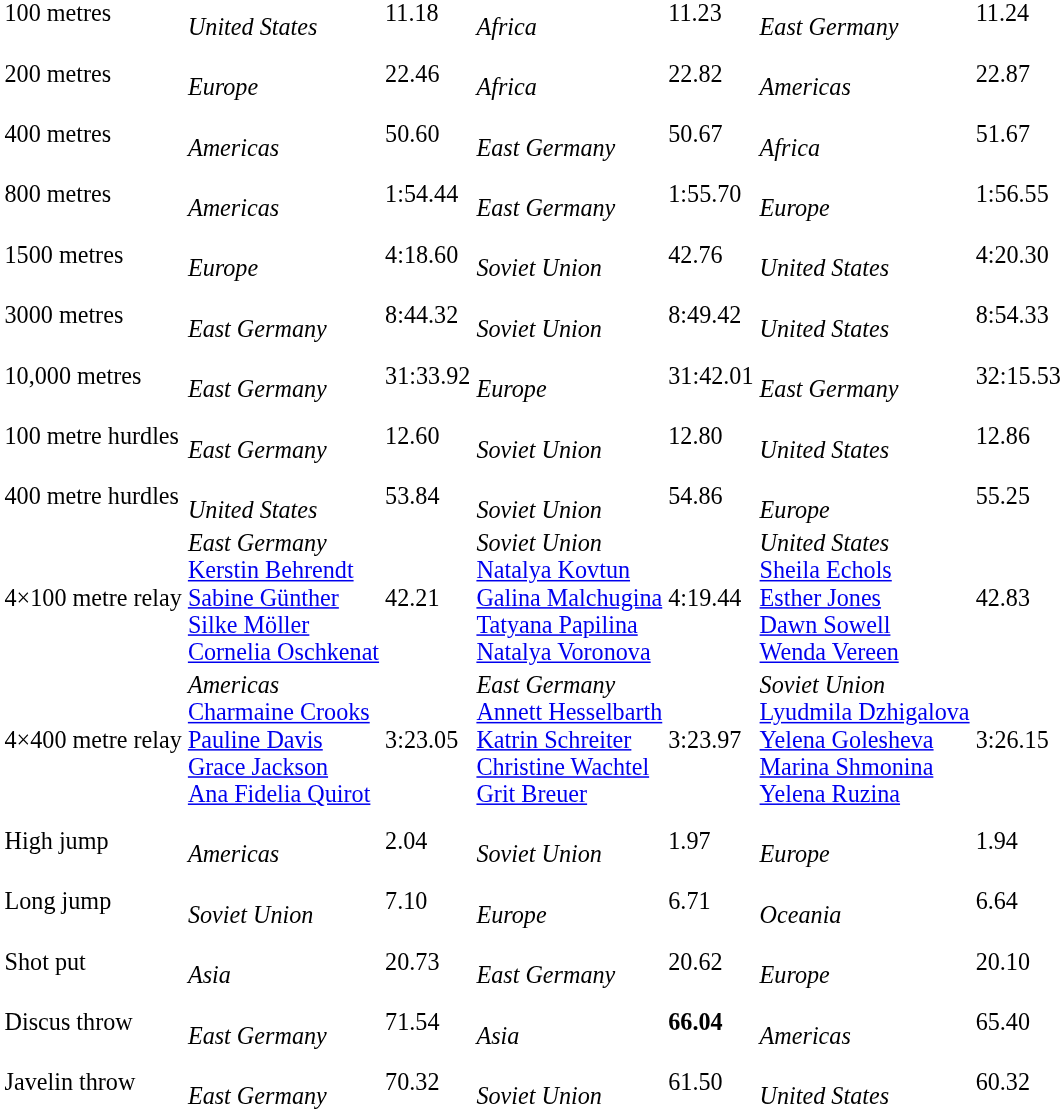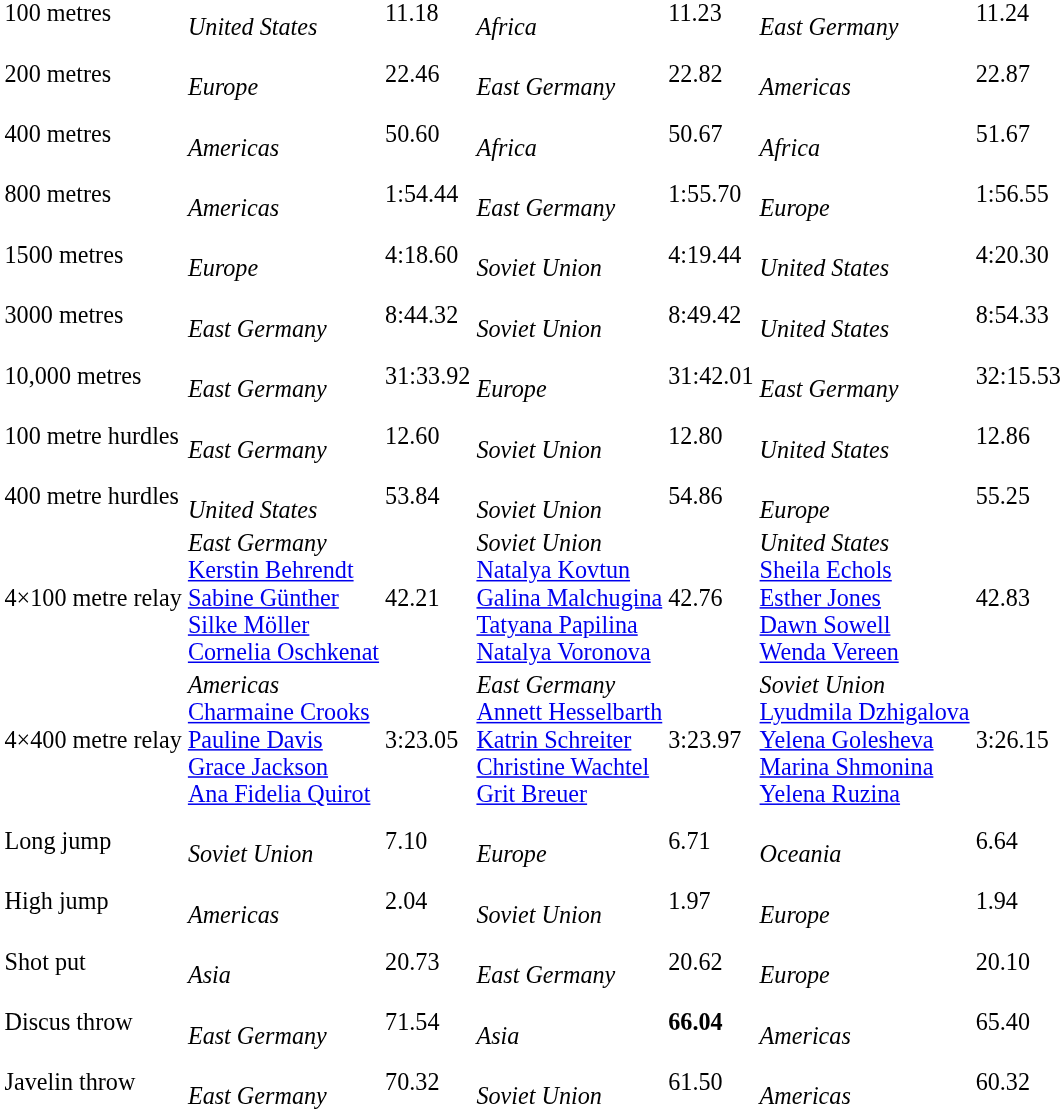(507, 87) Africa -> (546, 87) East Germany
(546, 147) East Germany -> (507, 147) Africa
(695, 255) 42.76 -> (705, 255) 4:19.44
(705, 597) 4:19.44 -> (695, 597) 42.76
rows swapped: (57, 840) <-> (58, 901)
(824, 1096) United States -> (805, 1096) Americas
